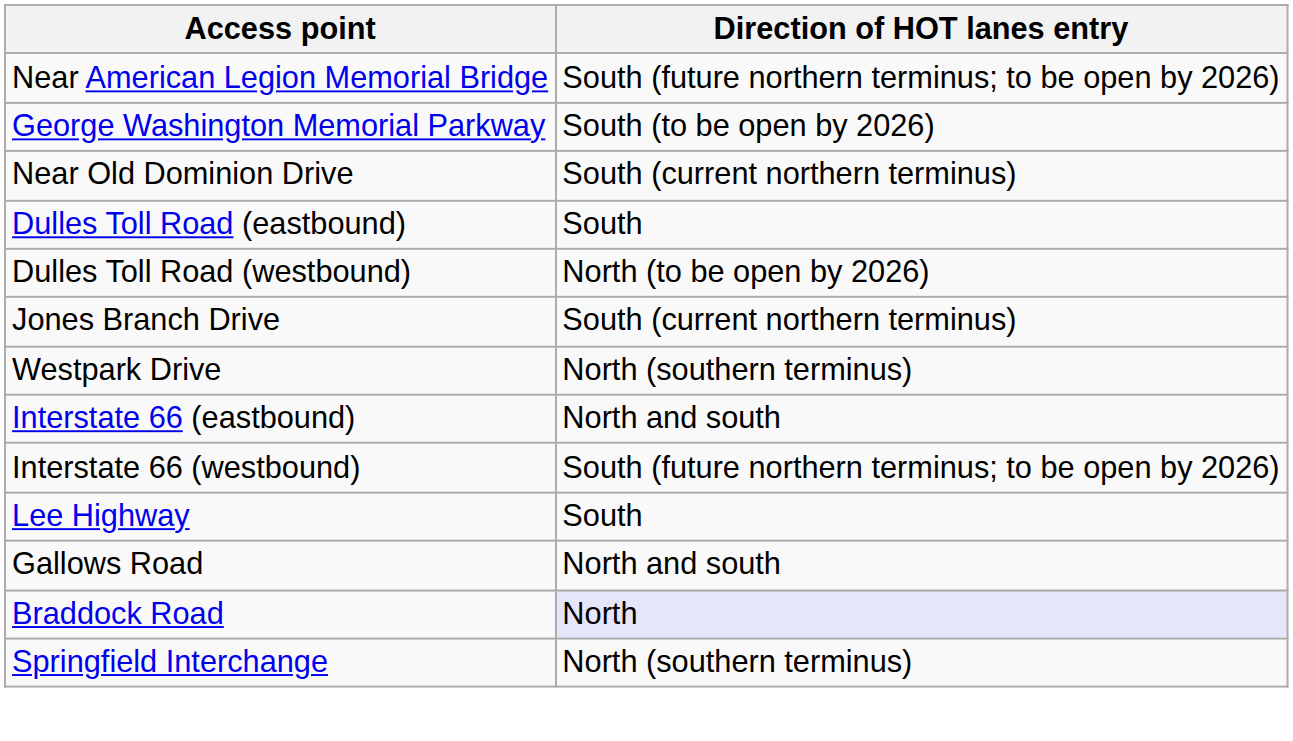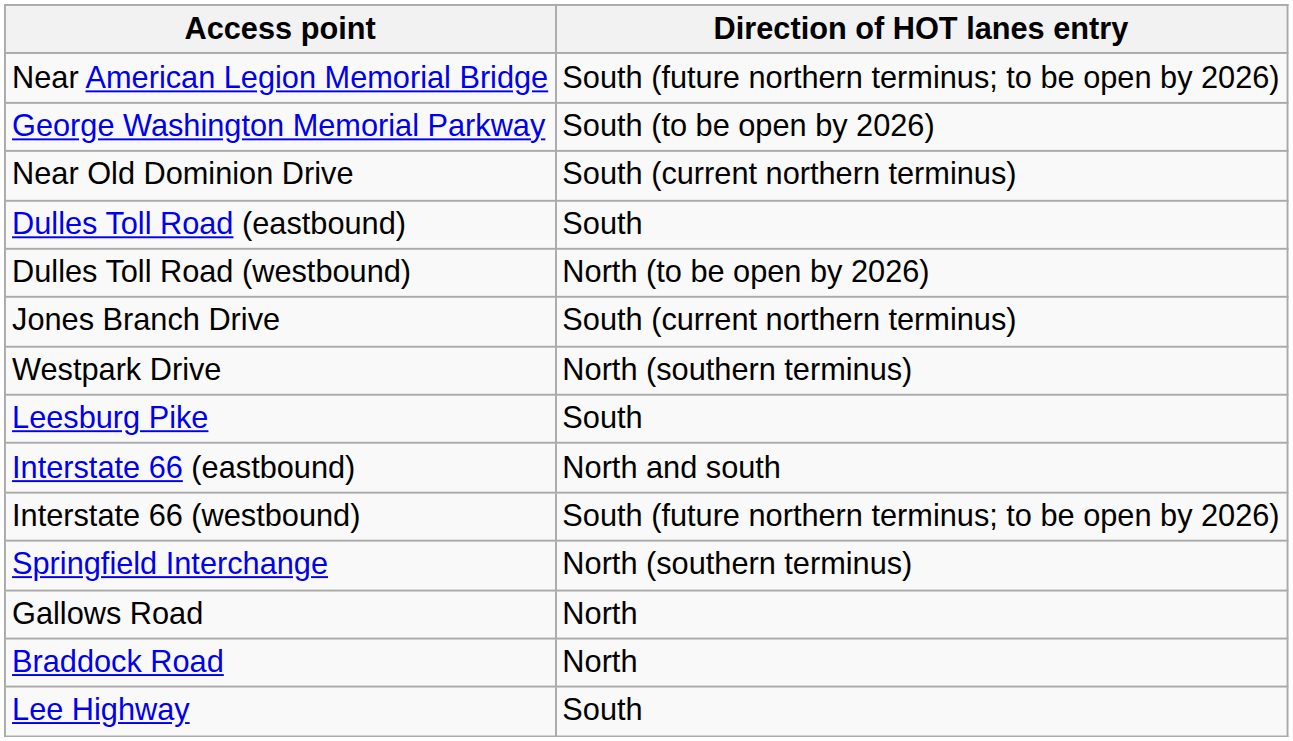+ row: (110, 418)
rows swapped: (101, 516) <-> (170, 662)
(672, 564) North and south -> (600, 613) North
(600, 613) lavender background -> (600, 662) no background
